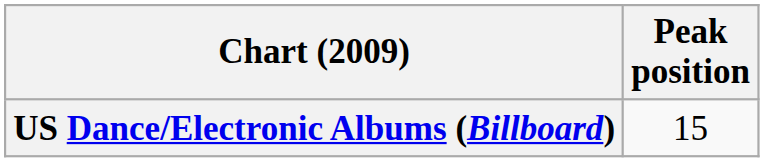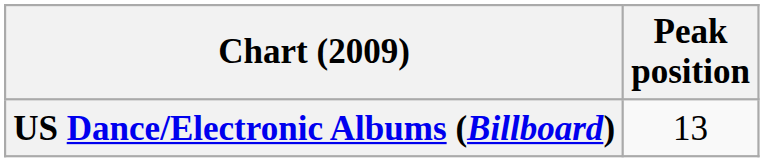(691, 127) 15 -> (691, 127) 13
